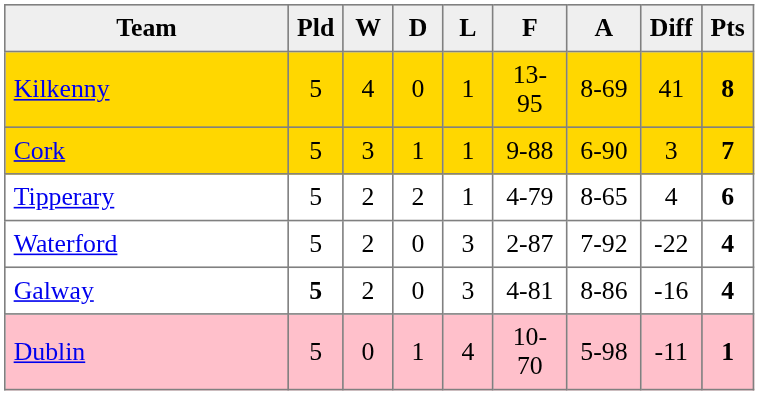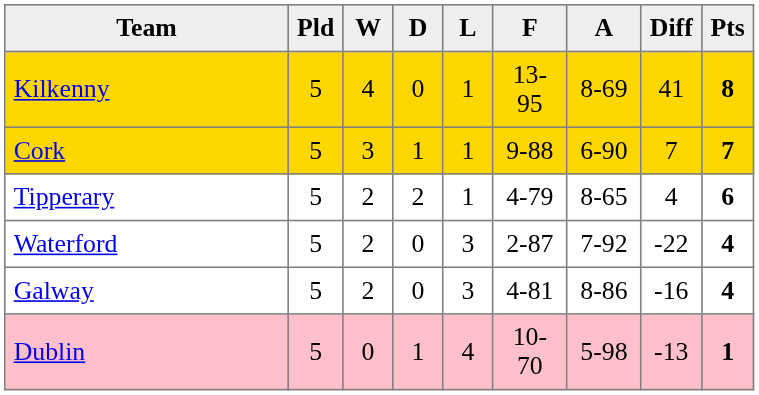(671, 150) 3 -> (671, 150) 7
(316, 290) bold -> (316, 290) normal
(671, 351) -11 -> (671, 351) -13
